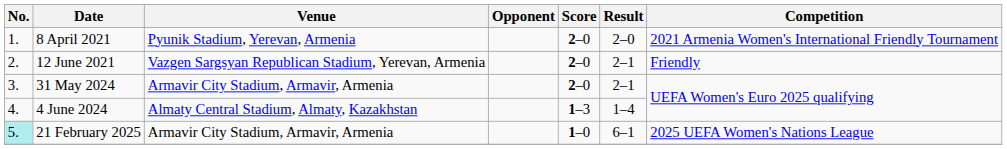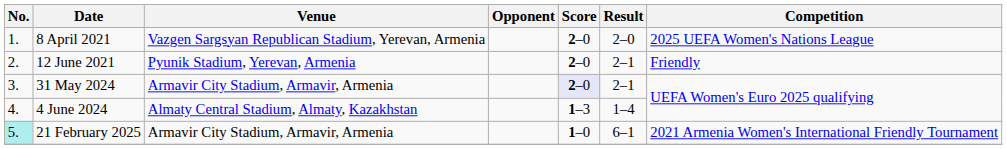(252, 39) Pyunik Stadium, Yerevan, Armenia -> (316, 39) Vazgen Sargsyan Republican Stadium, Yerevan, Armenia
(824, 39) 2021 Armenia Women's International Friendly Tournament -> (762, 39) 2025 UEFA Women's Nations League
(316, 62) Vazgen Sargsyan Republican Stadium, Yerevan, Armenia -> (252, 62) Pyunik Stadium, Yerevan, Armenia
(579, 86) no background -> (579, 86) lavender background
(762, 132) 2025 UEFA Women's Nations League -> (824, 132) 2021 Armenia Women's International Friendly Tournament
